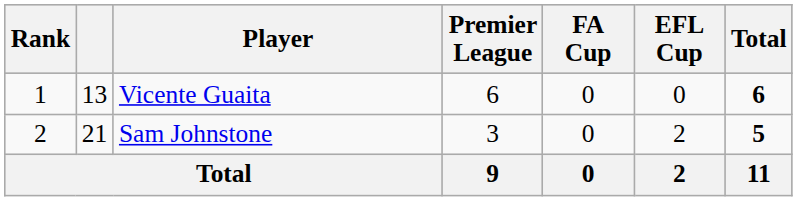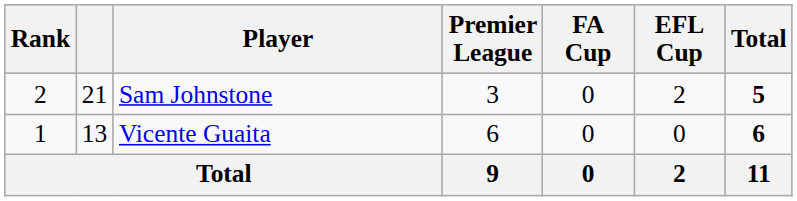rows swapped: (195, 93) <-> (196, 133)
